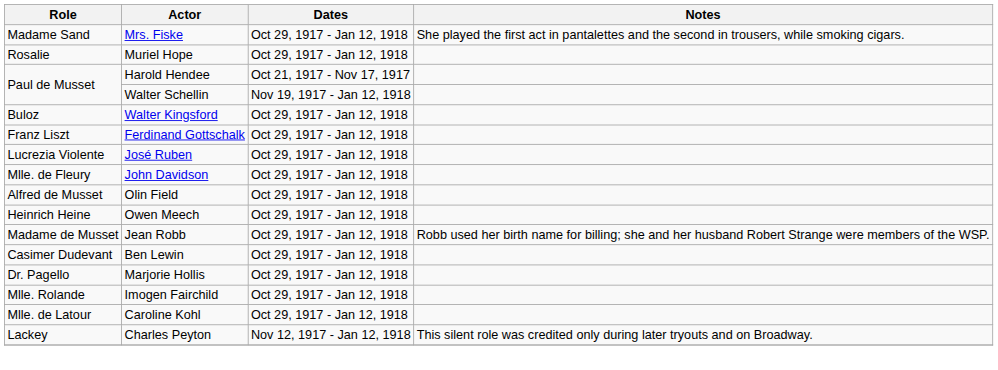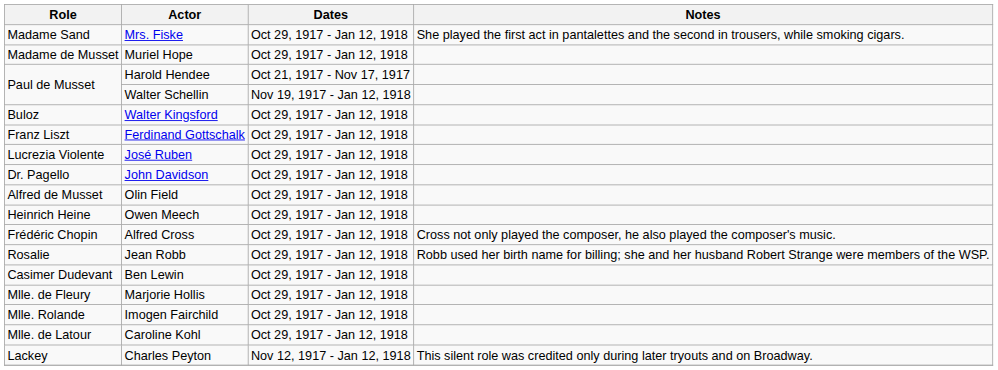(29, 55) Rosalie -> (63, 55) Madame de Musset
(49, 175) Mlle. de Fleury -> (38, 175) Dr. Pagello
+ row: (159, 235)
(63, 235) Madame de Musset -> (29, 255) Rosalie
(38, 275) Dr. Pagello -> (49, 295) Mlle. de Fleury
